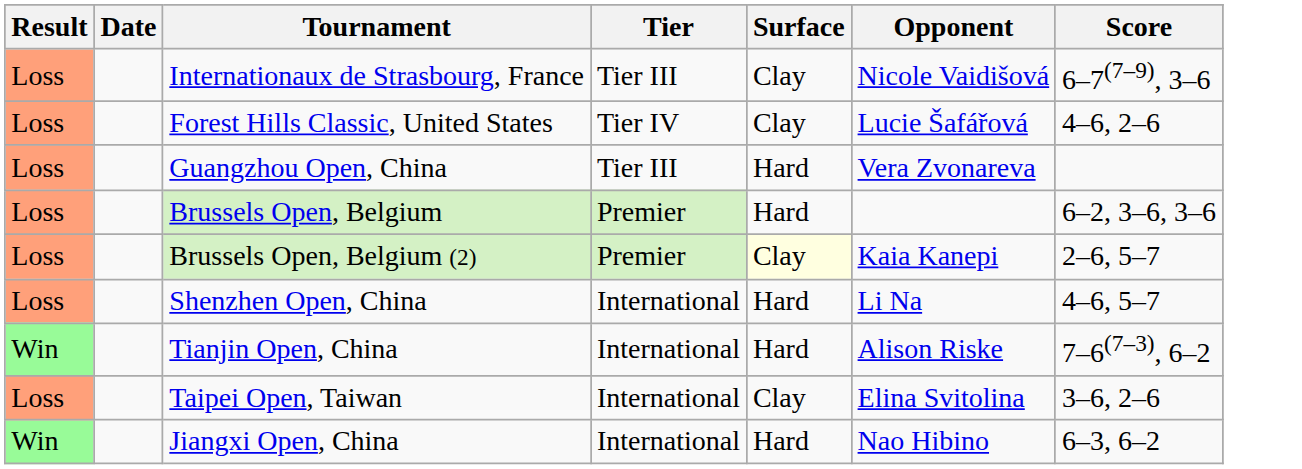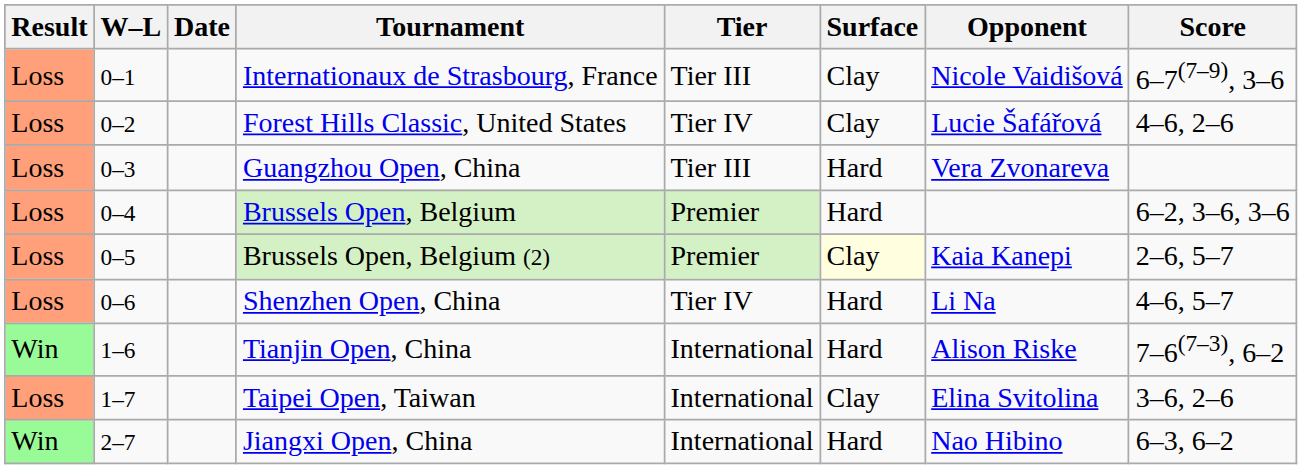+ column: (131, 26)
(668, 300) International -> (712, 300) Tier IV
